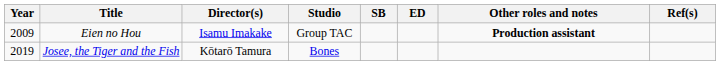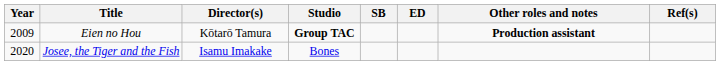(236, 32) Isamu Imakake -> (236, 32) Kōtarō Tamura
(324, 32) normal -> (324, 32) bold
(22, 51) 2019 -> (22, 51) 2020
(236, 51) Kōtarō Tamura -> (236, 51) Isamu Imakake
